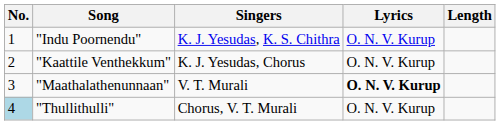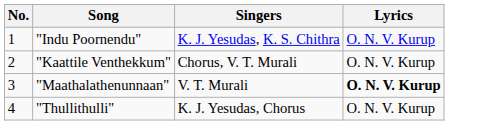- column: (470, 16)
(241, 62) K. J. Yesudas, Chorus -> (237, 62) Chorus, V. T. Murali
(11, 108) lightblue background -> (11, 108) no background
(237, 108) Chorus, V. T. Murali -> (241, 108) K. J. Yesudas, Chorus
